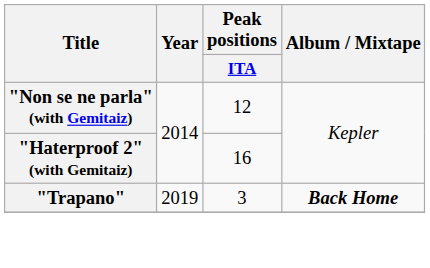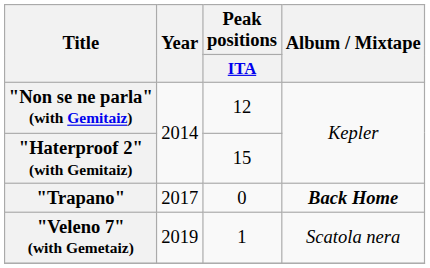(242, 157) 16 -> (242, 157) 15
(180, 197) 2019 -> (180, 197) 2017
(242, 197) 3 -> (242, 197) 0
+ row: (81, 237)
